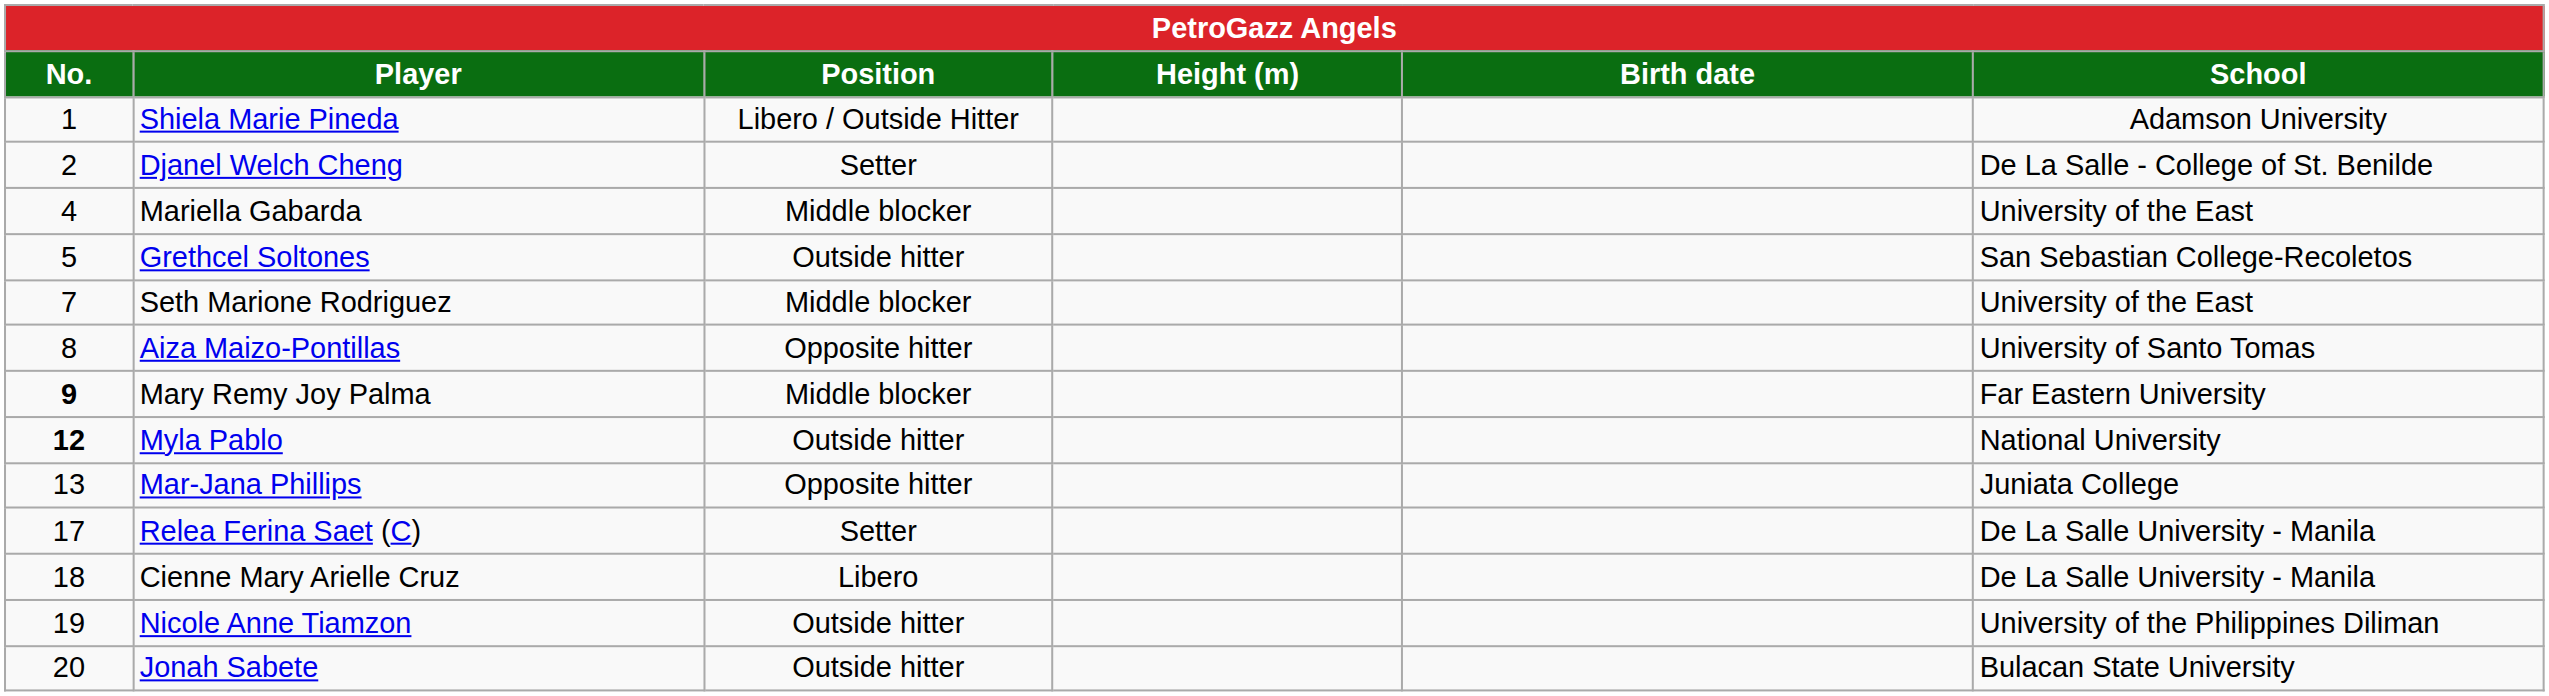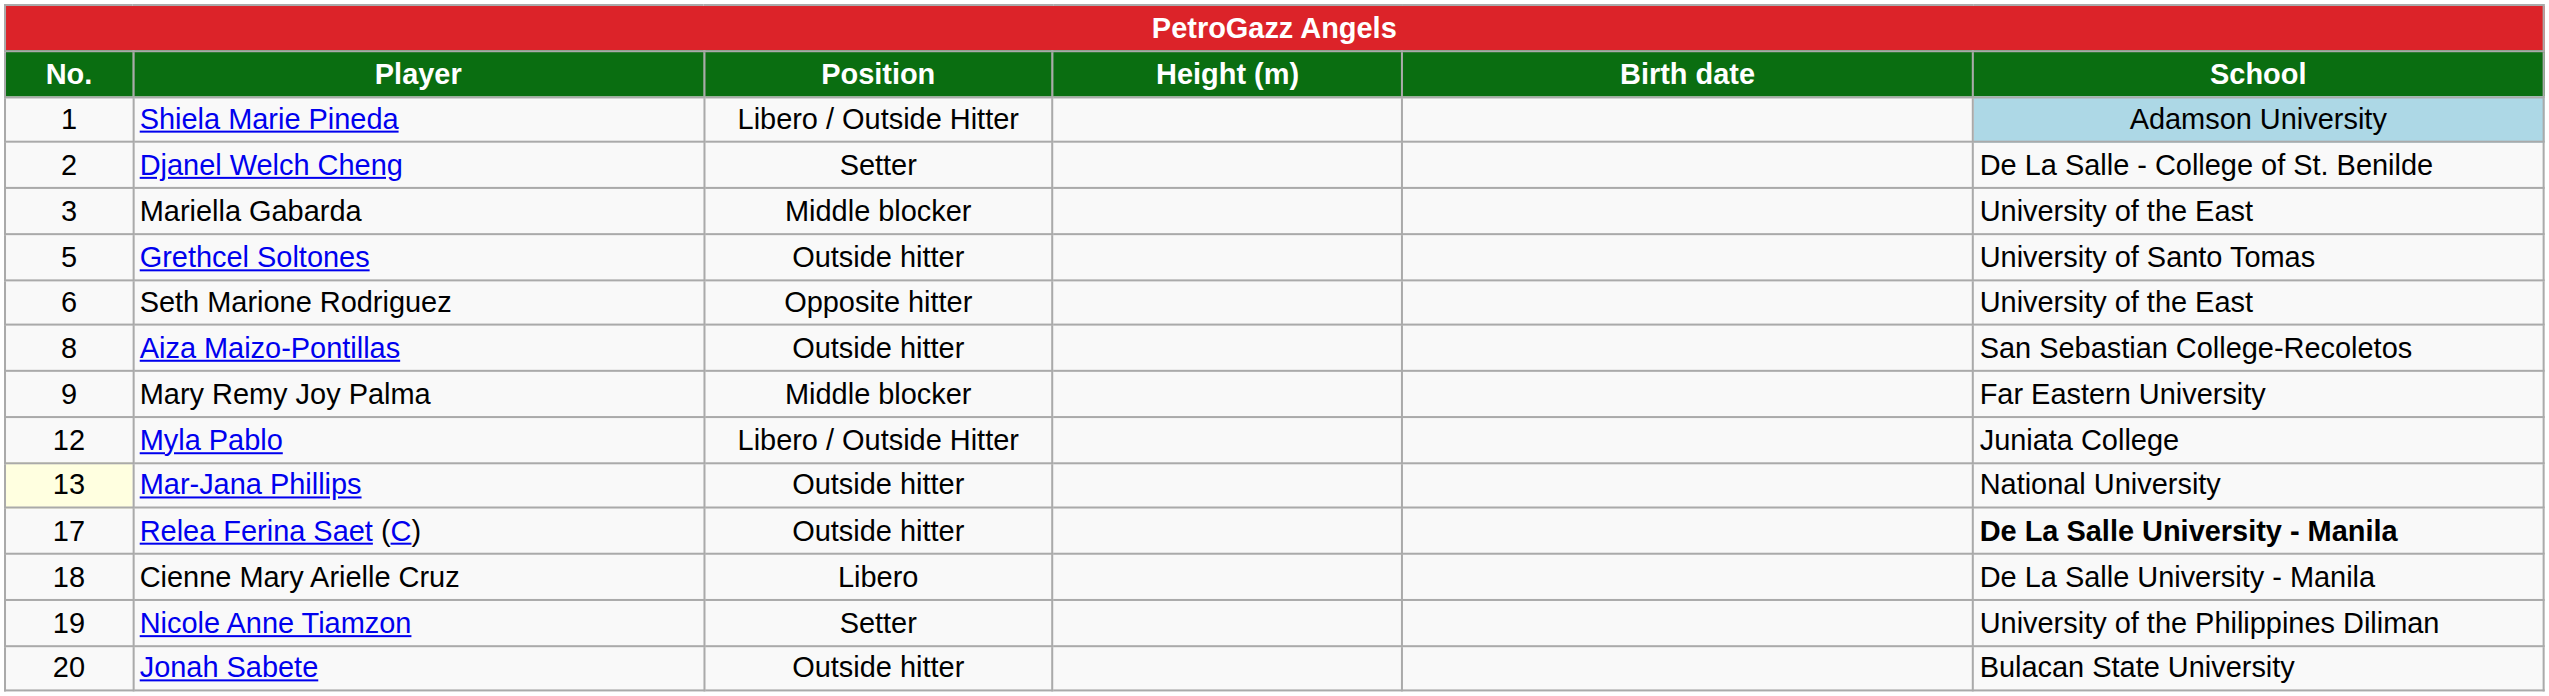(2258, 120) no background -> (2258, 120) lightblue background
(69, 211) 4 -> (69, 211) 3
(2196, 257) San Sebastian College-Recoletos -> (2147, 257) University of Santo Tomas
(69, 303) 7 -> (69, 303) 6
(878, 303) Middle blocker -> (878, 303) Opposite hitter
(878, 348) Opposite hitter -> (878, 348) Outside hitter
(2147, 348) University of Santo Tomas -> (2196, 348) San Sebastian College-Recoletos
(69, 394) bold -> (69, 394) normal
(69, 440) bold -> (69, 440) normal
(878, 440) Outside hitter -> (878, 440) Libero / Outside Hitter
(2100, 440) National University -> (2079, 440) Juniata College
(69, 486) no background -> (69, 486) lightyellow background
(878, 486) Opposite hitter -> (878, 486) Outside hitter
(2079, 486) Juniata College -> (2100, 486) National University
(878, 531) Setter -> (878, 531) Outside hitter
(2177, 531) normal -> (2189, 531) bold
(878, 623) Outside hitter -> (878, 623) Setter
